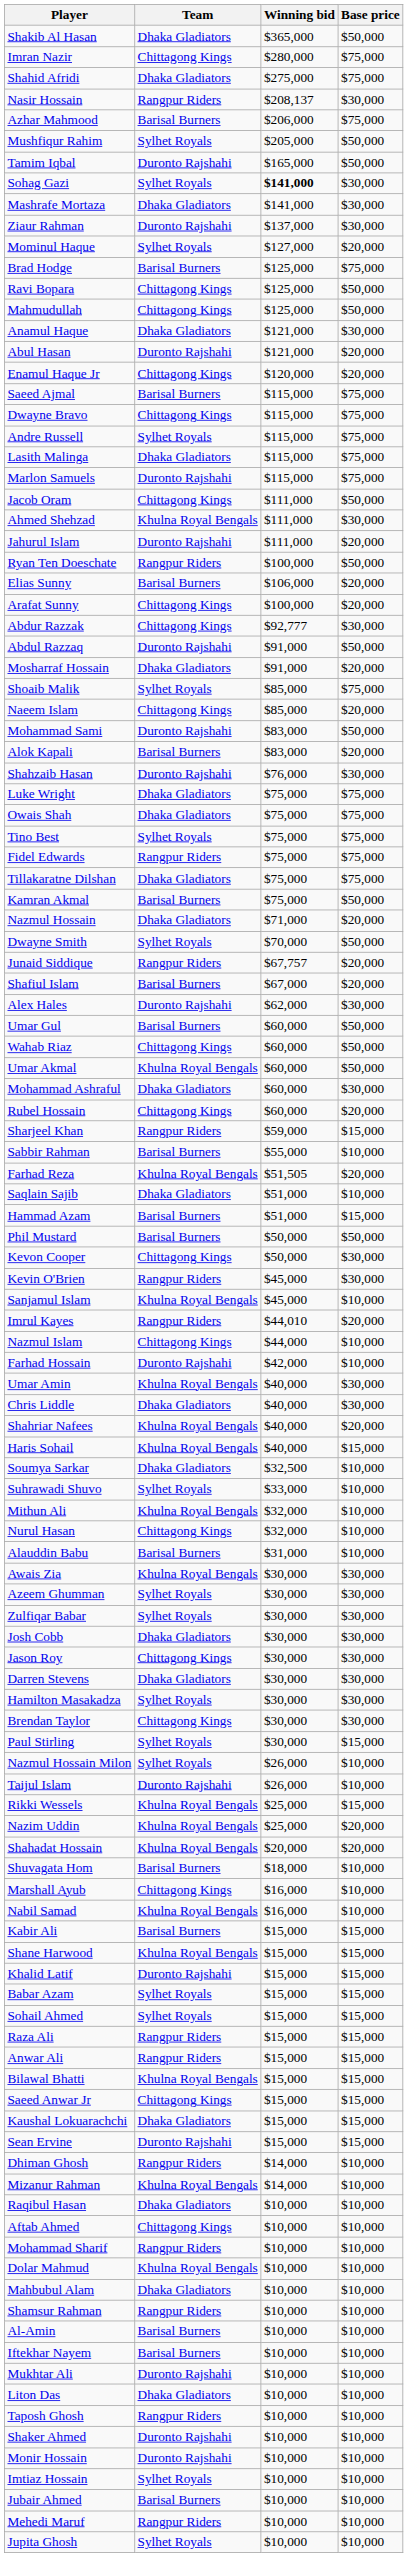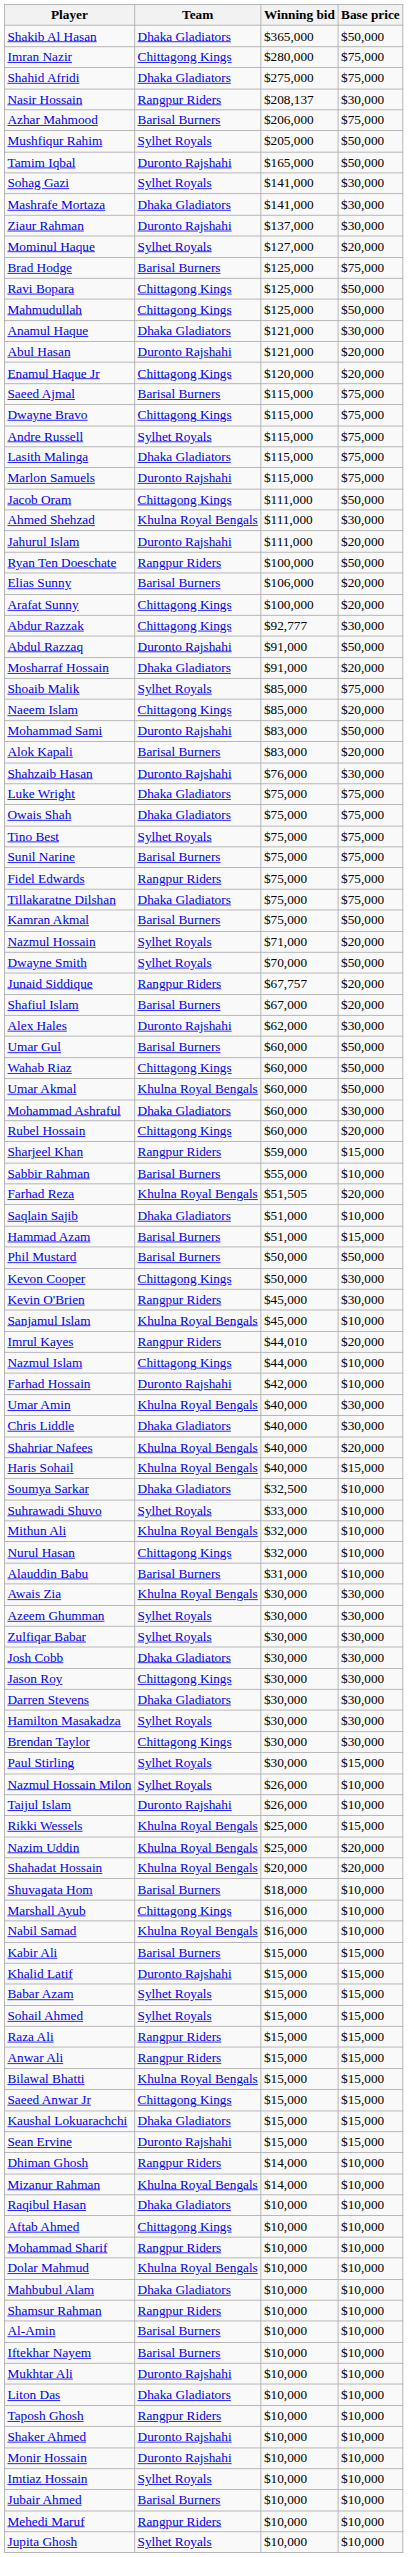(289, 183) bold -> (289, 183) normal
+ row: (41, 857)
(184, 920) Dhaka Gladiators -> (175, 941) Sylhet Royals
- row: (50, 1952)
